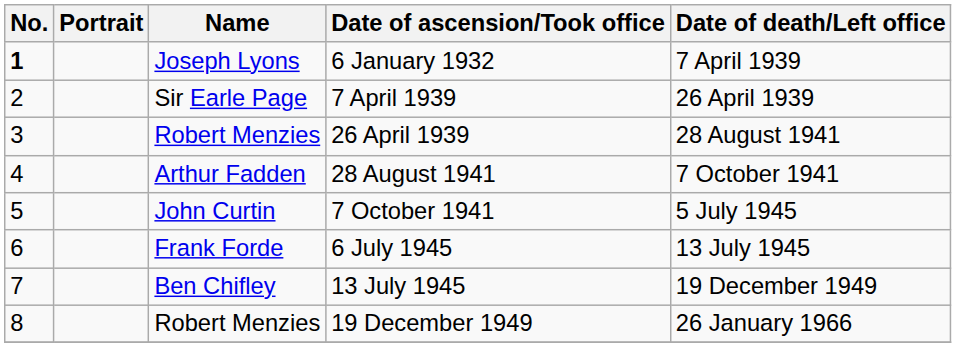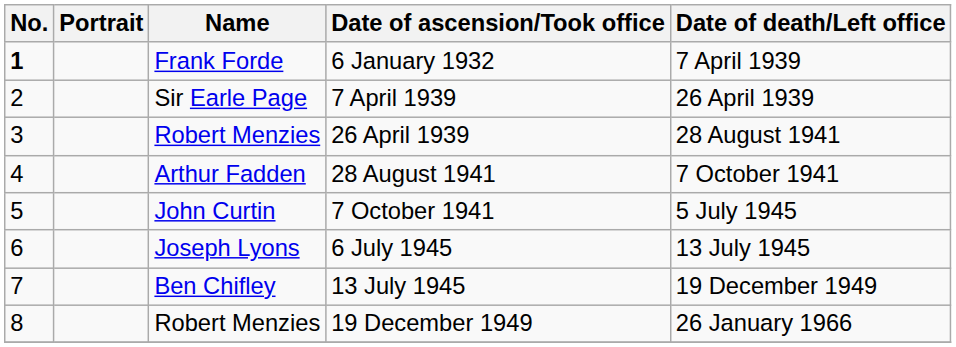(227, 60) Joseph Lyons -> (219, 60) Frank Forde
(219, 248) Frank Forde -> (227, 248) Joseph Lyons
